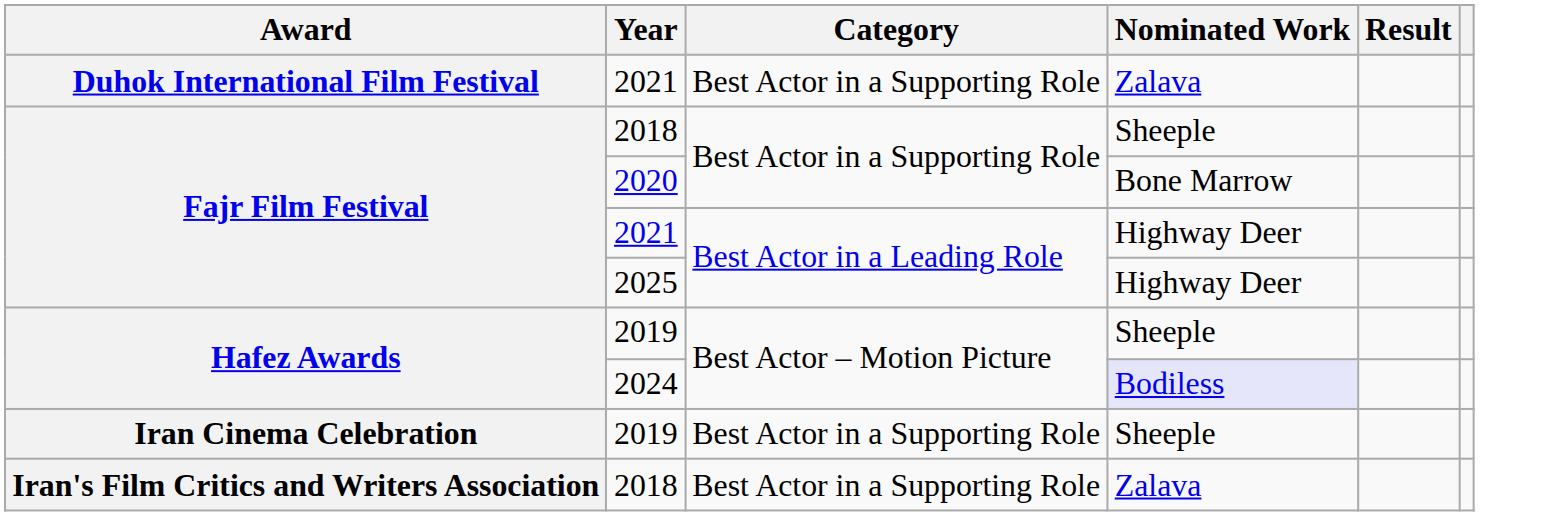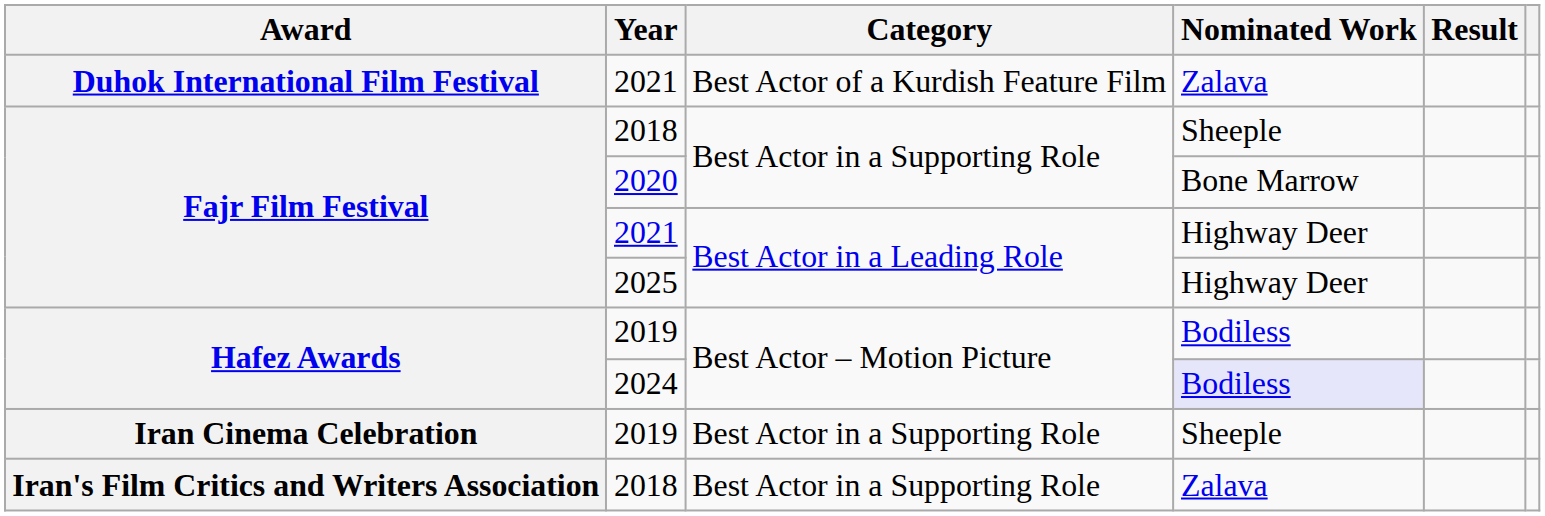(896, 80) Best Actor in a Supporting Role -> (929, 80) Best Actor of a Kurdish Feature Film
(1165, 332) Sheeple -> (1236, 332) Bodiless
